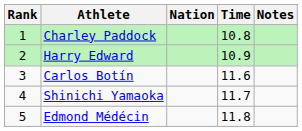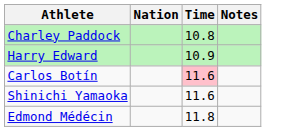- column: (22, 15)
(236, 76) no background -> (200, 76) pink background
(236, 96) 11.7 -> (200, 96) 11.6
